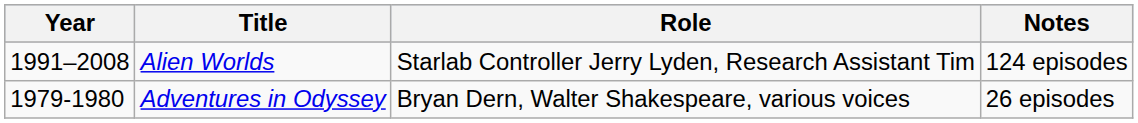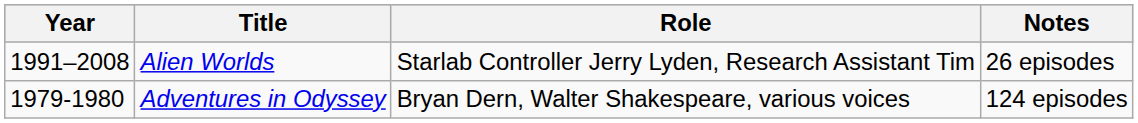(1057, 61) 124 episodes -> (1050, 61) 26 episodes
(1050, 99) 26 episodes -> (1057, 99) 124 episodes
